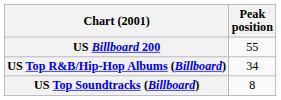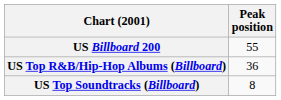(252, 66) 34 -> (252, 66) 36
